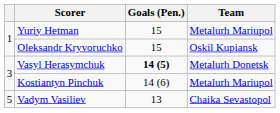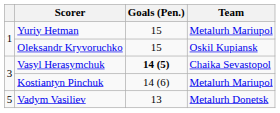(229, 64) Metalurh Donetsk -> (230, 64) Chaika Sevastopol
(230, 99) Chaika Sevastopol -> (229, 99) Metalurh Donetsk
